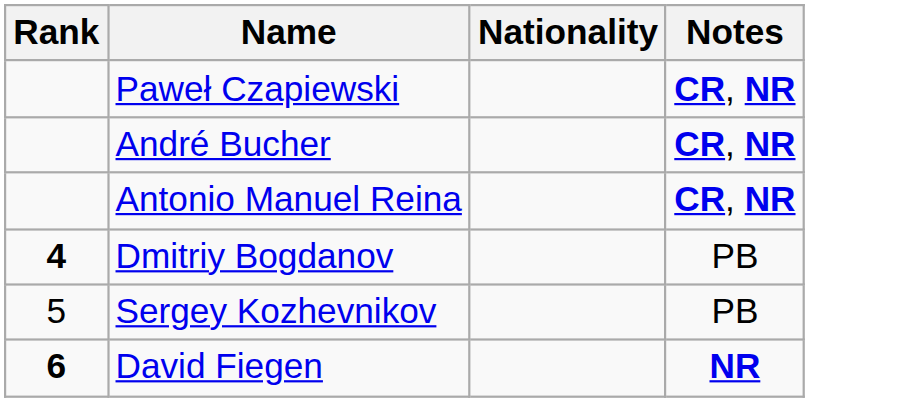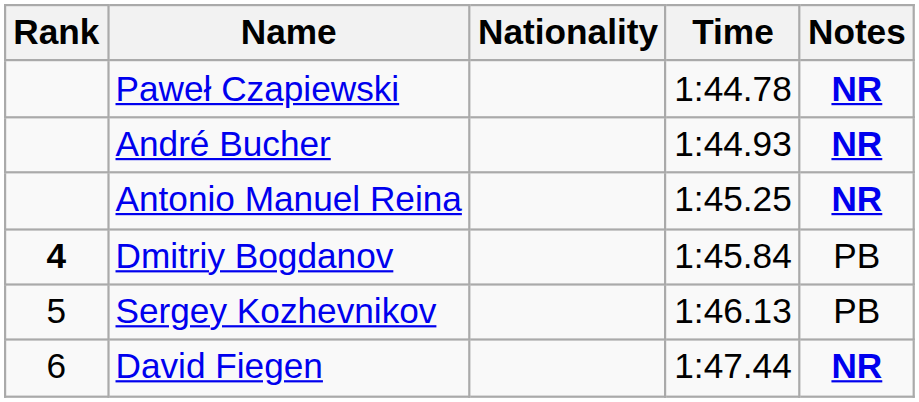+ column: (733, 32)
(735, 88) CR, NR -> (857, 88) NR
(735, 144) CR, NR -> (857, 144) NR
(735, 199) CR, NR -> (857, 199) NR
(56, 367) bold -> (56, 367) normal
